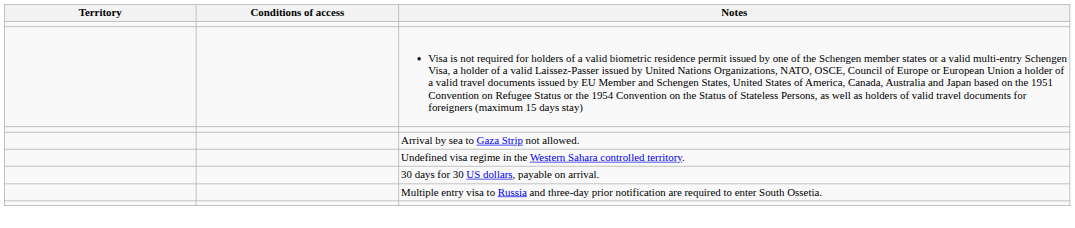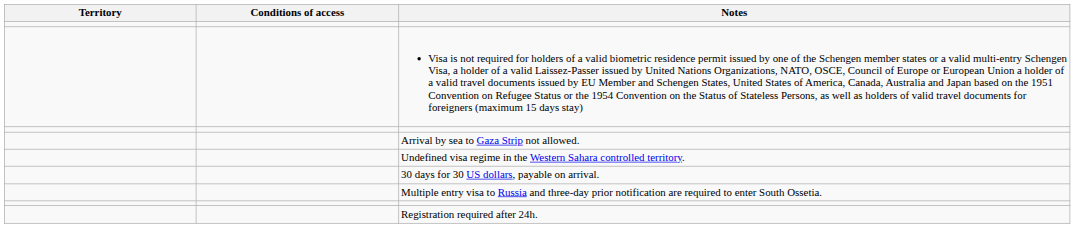+ row: (100, 215)
